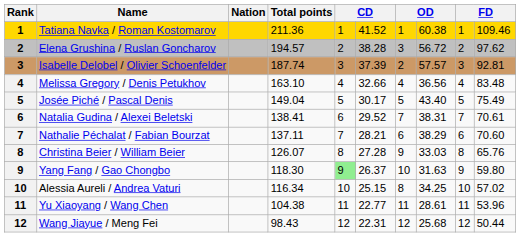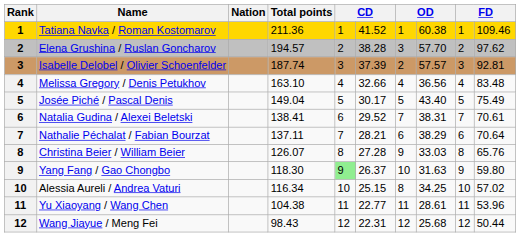(433, 48) 56.72 -> (433, 48) 57.70
(491, 135) 70.60 -> (491, 135) 70.64
